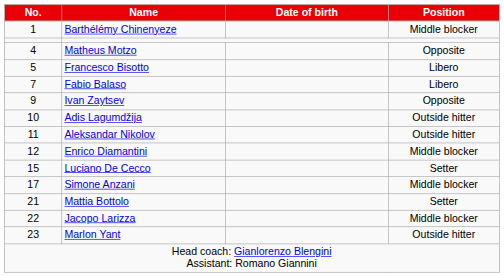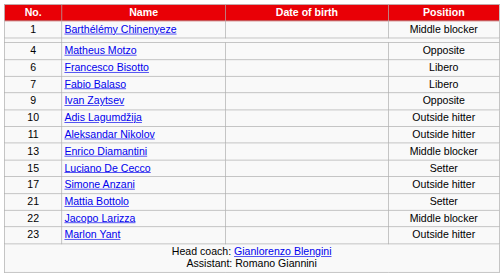(33, 67) 5 -> (33, 67) 6
(33, 151) 12 -> (33, 151) 13
(444, 185) Middle blocker -> (444, 185) Outside hitter
